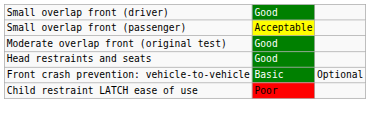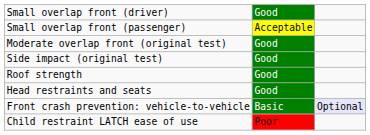+ row: (85, 59)
+ row: (44, 75)
(340, 75) no background -> (340, 106) lavender background
